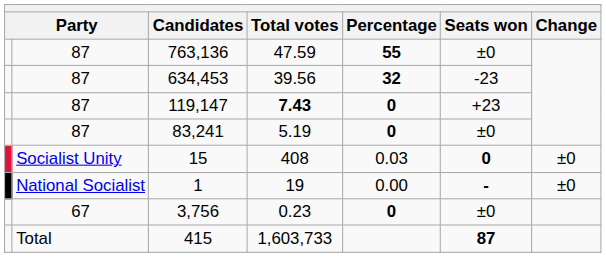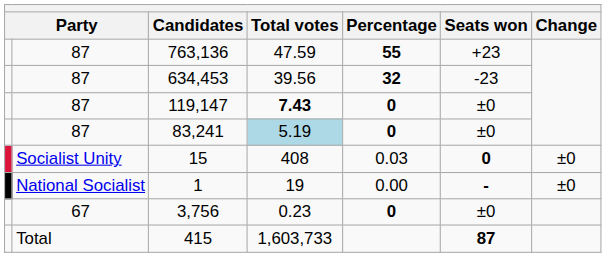(486, 52) ±0 -> (486, 52) +23
(486, 105) +23 -> (486, 105) ±0
(295, 132) no background -> (295, 132) lightblue background
